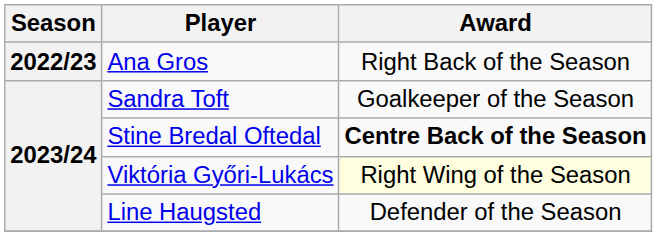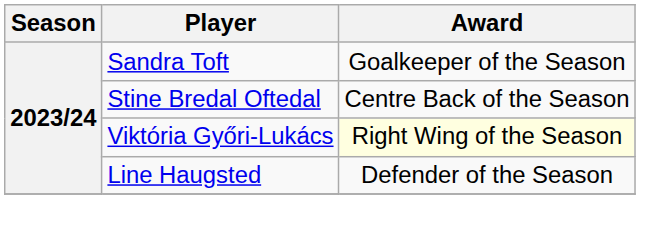- row: (158, 61)
(496, 136) bold -> (487, 99) normal
